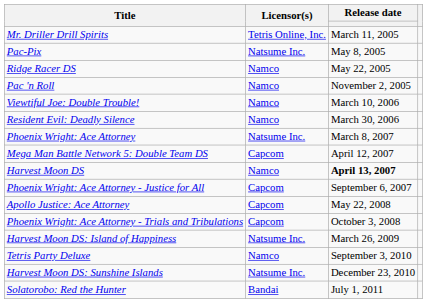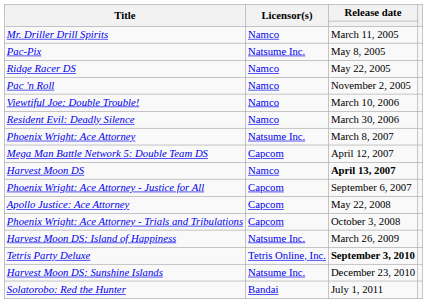(287, 34) Tetris Online, Inc. -> (264, 34) Namco
(264, 255) Namco -> (287, 255) Tetris Online, Inc.
(371, 255) normal -> (373, 255) bold
